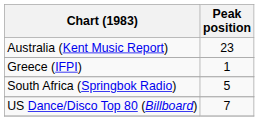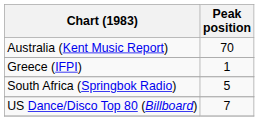(227, 47) 23 -> (227, 47) 70
